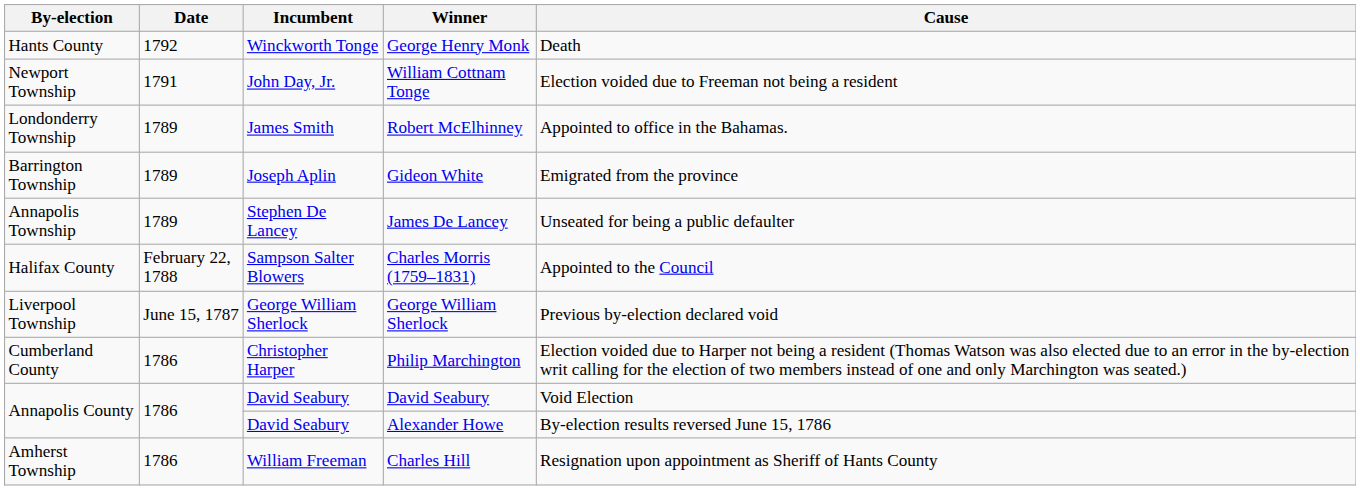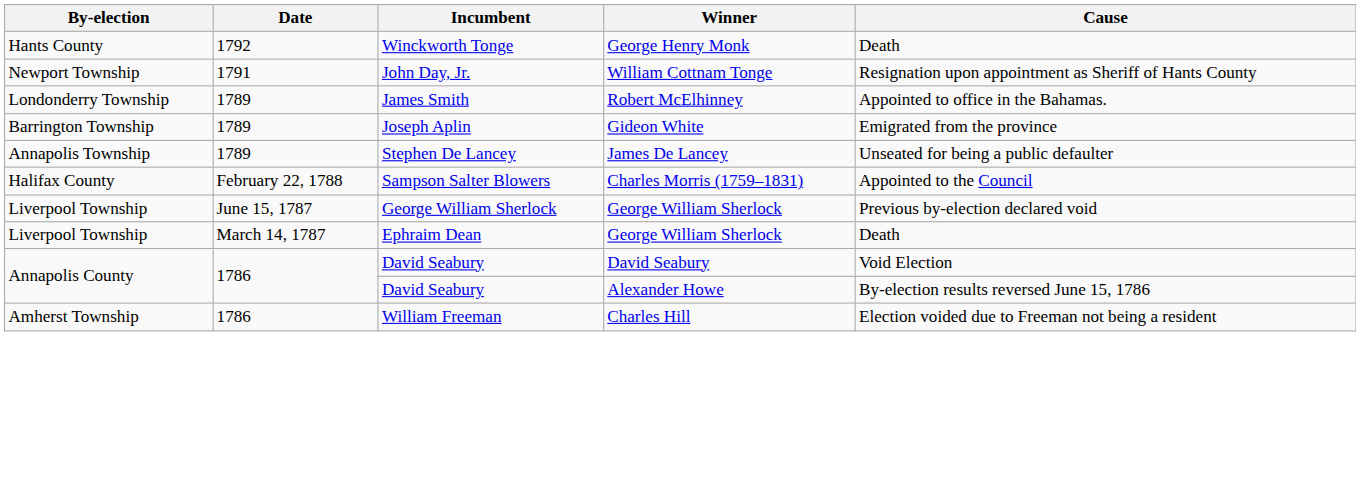(719, 82) Election voided due to Freeman not being a resident -> (1058, 72) Resignation upon appointment as Sheriff of Hants County
+ row: (432, 235)
- row: (287, 360)
(739, 461) Resignation upon appointment as Sheriff of Hants County -> (1038, 316) Election voided due to Freeman not being a resident
